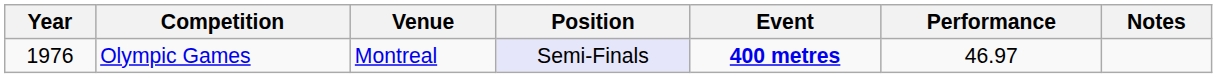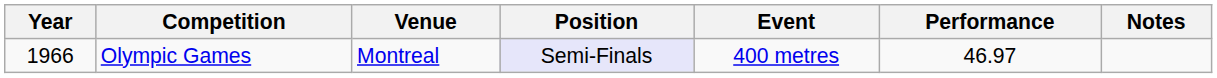(50, 55) 1976 -> (50, 55) 1966
(785, 55) bold -> (786, 55) normal
